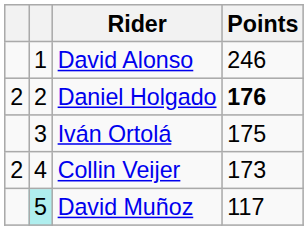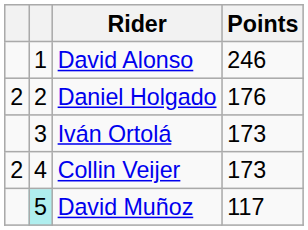(247, 97) bold -> (247, 97) normal
(247, 134) 175 -> (247, 134) 173
